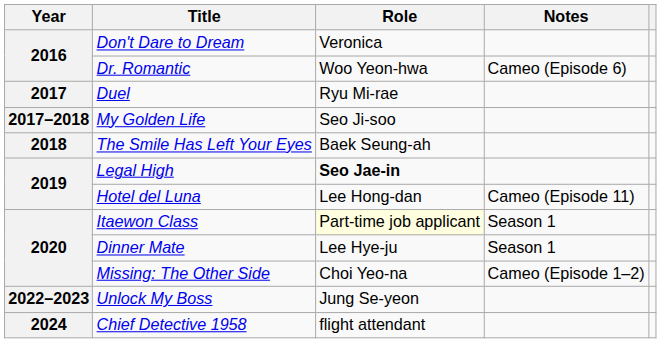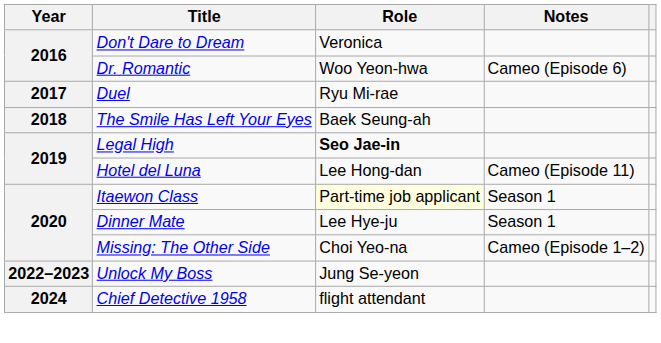- row: (151, 119)
